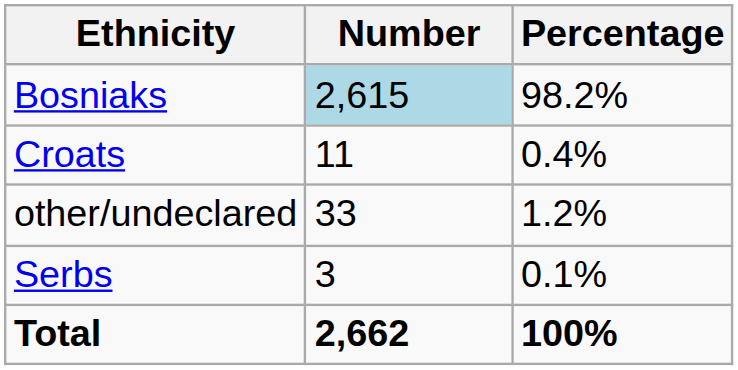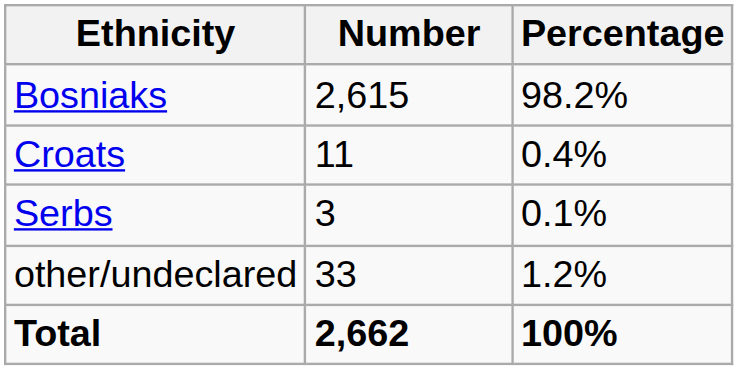(362, 94) lightblue background -> (362, 94) no background
rows swapped: (63, 273) <-> (156, 214)
